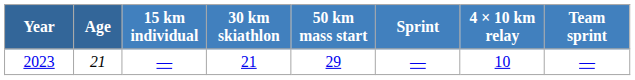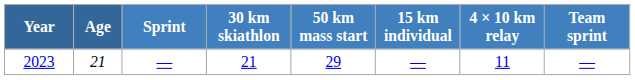columns swapped: (164, 26) <-> (418, 26)
(502, 61) 10 -> (502, 61) 11
